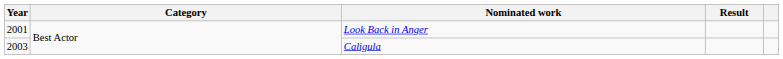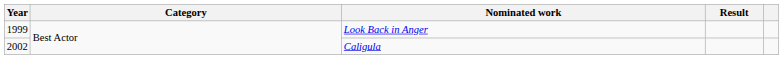(17, 29) 2001 -> (17, 29) 1999
(17, 46) 2003 -> (17, 46) 2002
